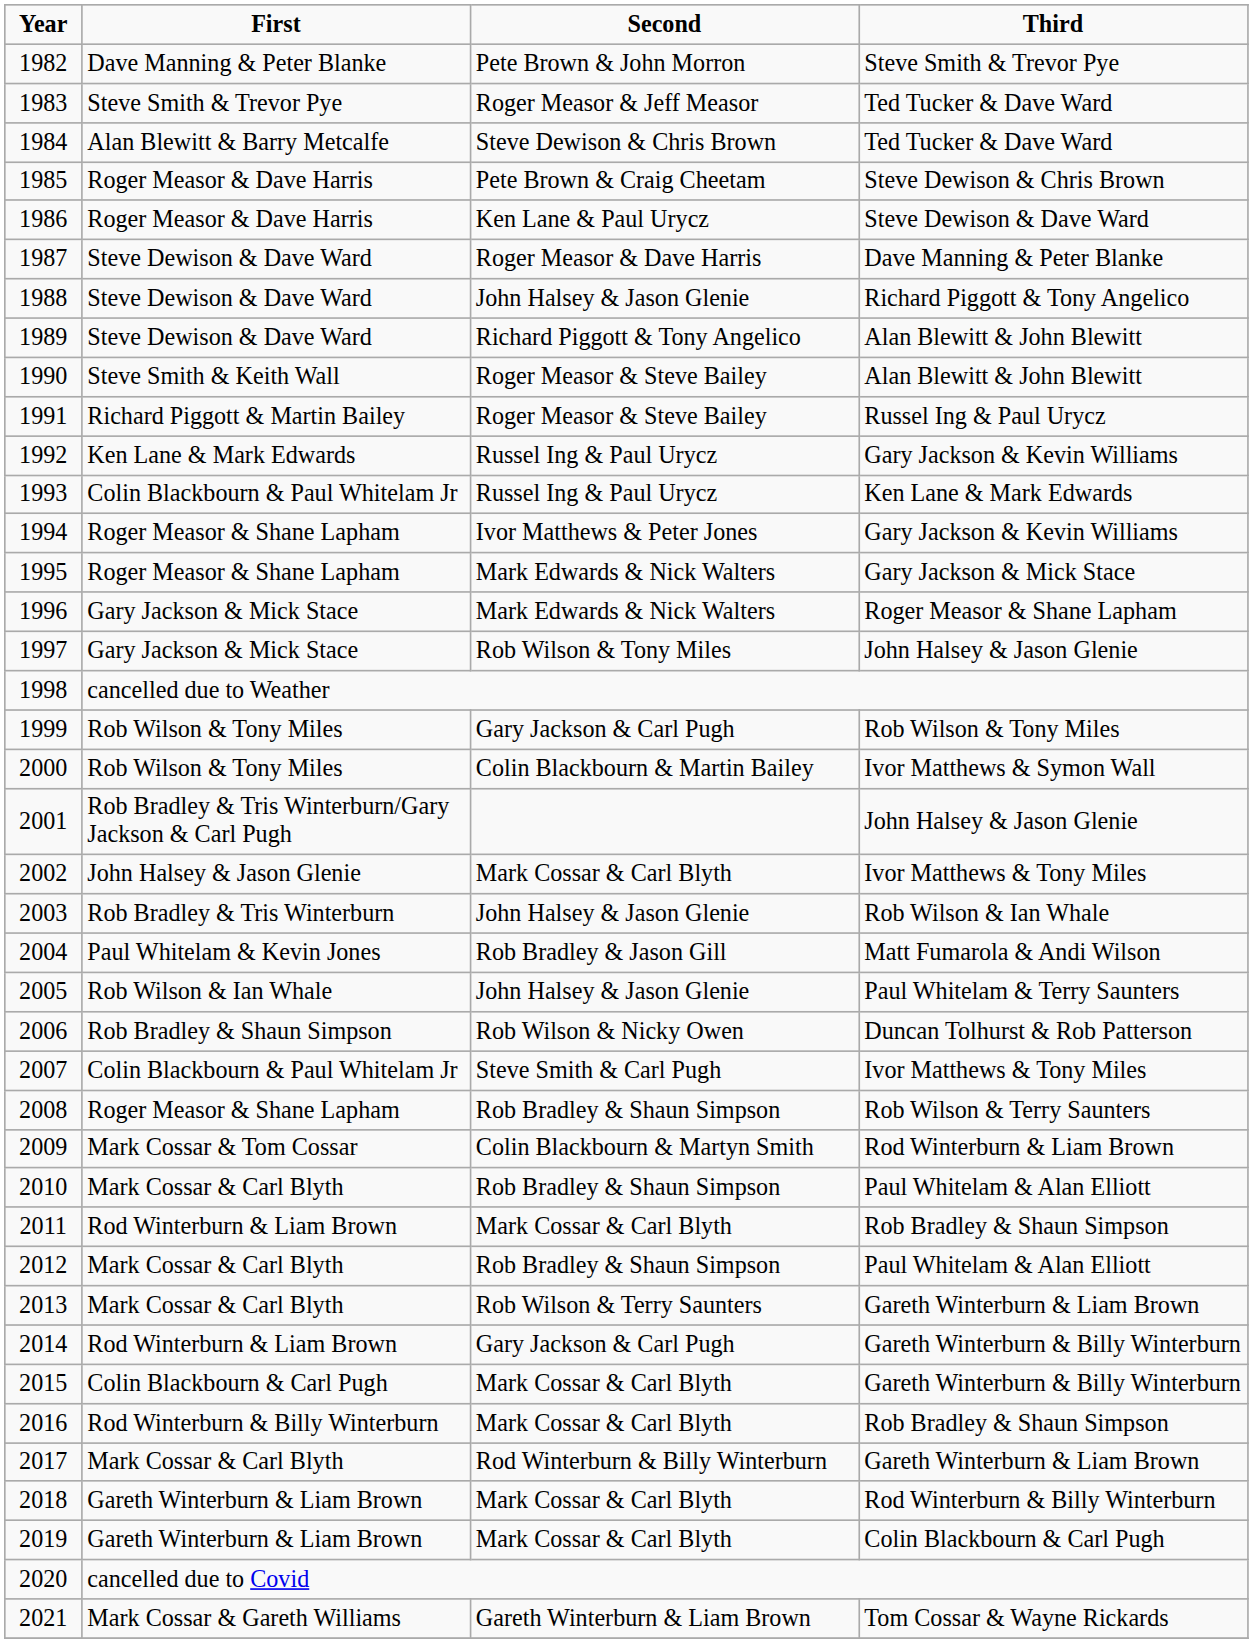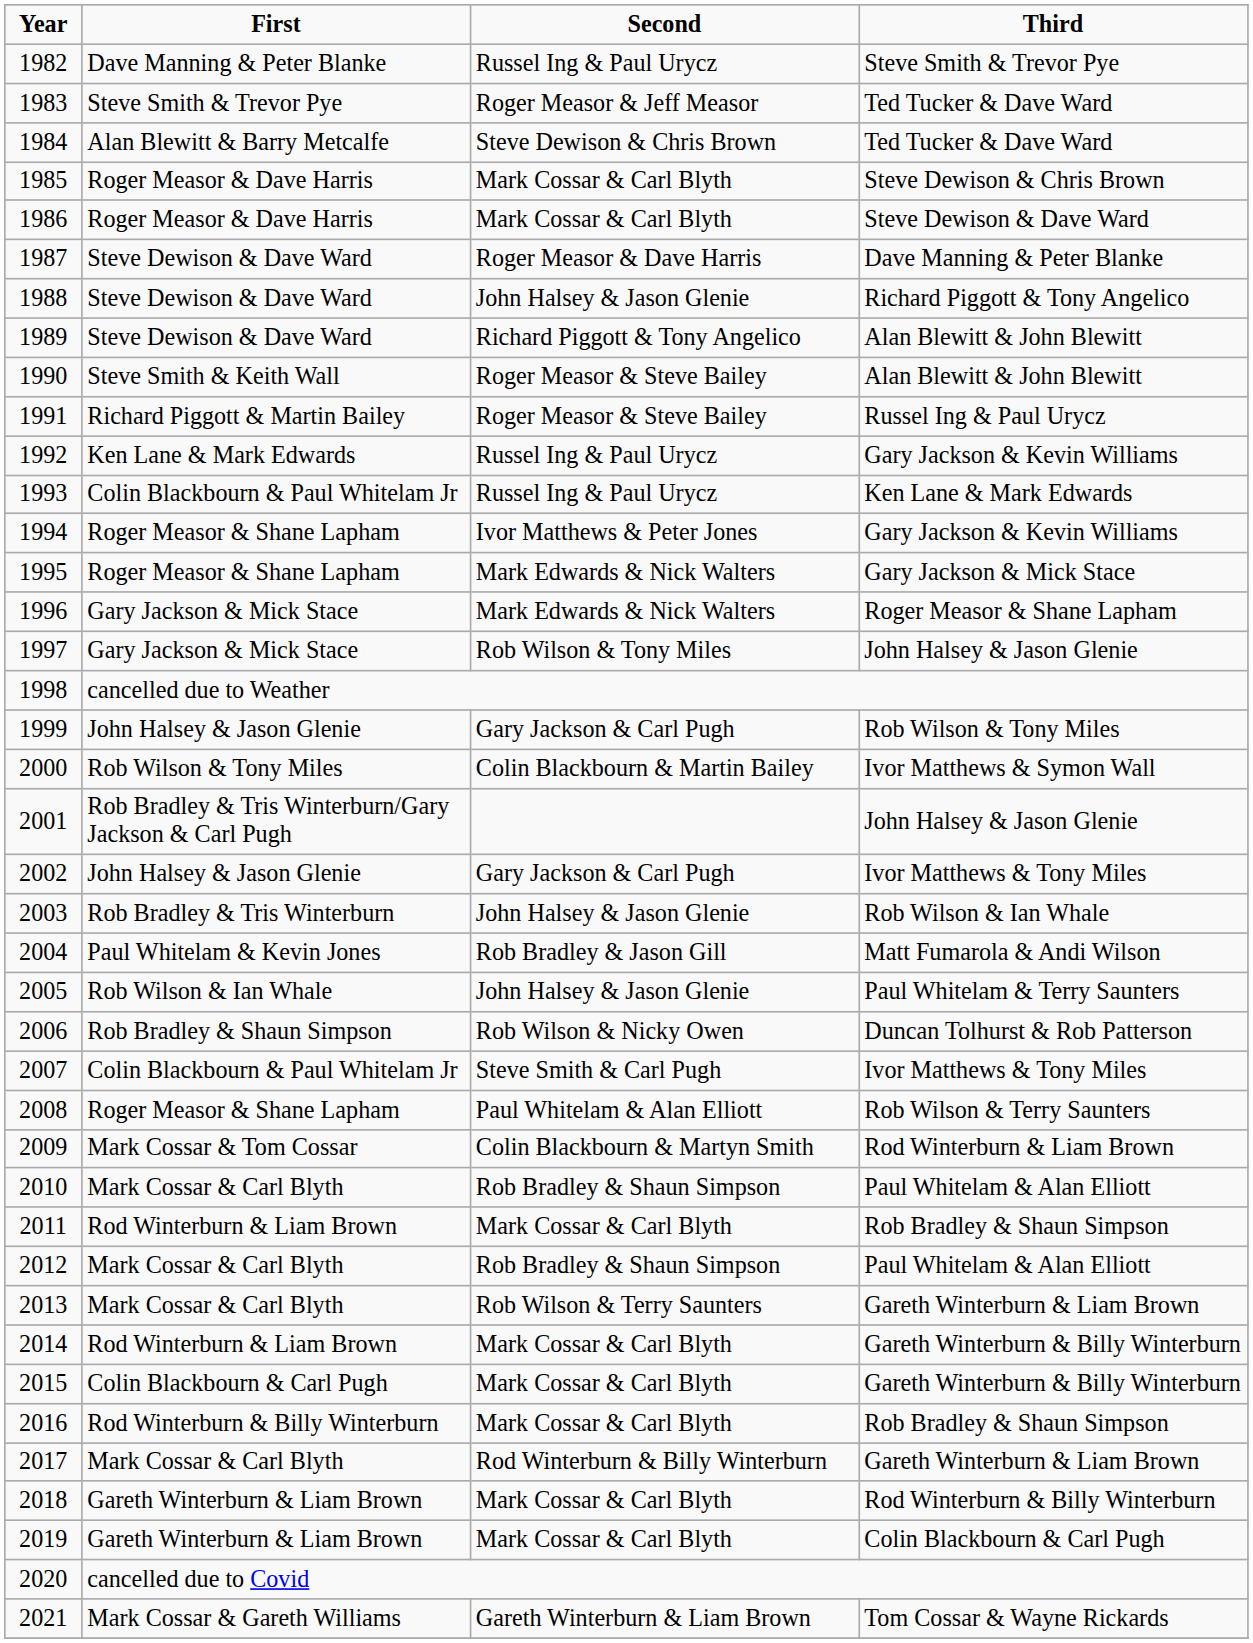(611, 62) Pete Brown & John Morron -> (596, 62) Russel Ing & Paul Urycz
(621, 180) Pete Brown & Craig Cheetam -> (604, 180) Mark Cossar & Carl Blyth
(592, 219) Ken Lane & Paul Urycz -> (604, 219) Mark Cossar & Carl Blyth
(215, 728) Rob Wilson & Tony Miles -> (224, 728) John Halsey & Jason Glenie
(604, 873) Mark Cossar & Carl Blyth -> (605, 873) Gary Jackson & Carl Pugh
(628, 1108) Rob Bradley & Shaun Simpson -> (619, 1108) Paul Whitelam & Alan Elliott
(605, 1343) Gary Jackson & Carl Pugh -> (604, 1343) Mark Cossar & Carl Blyth
